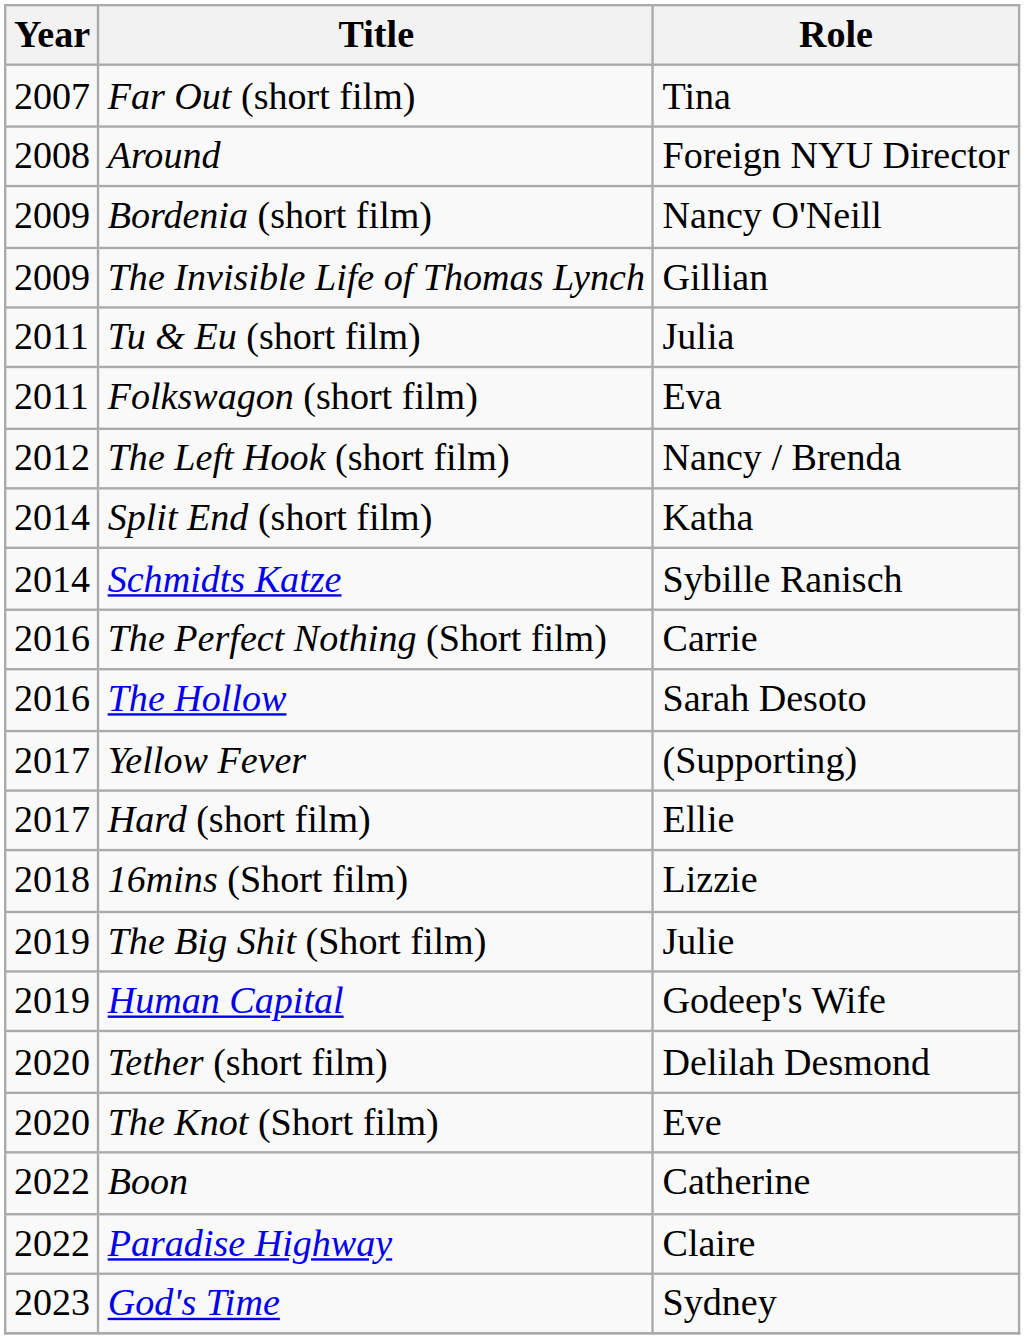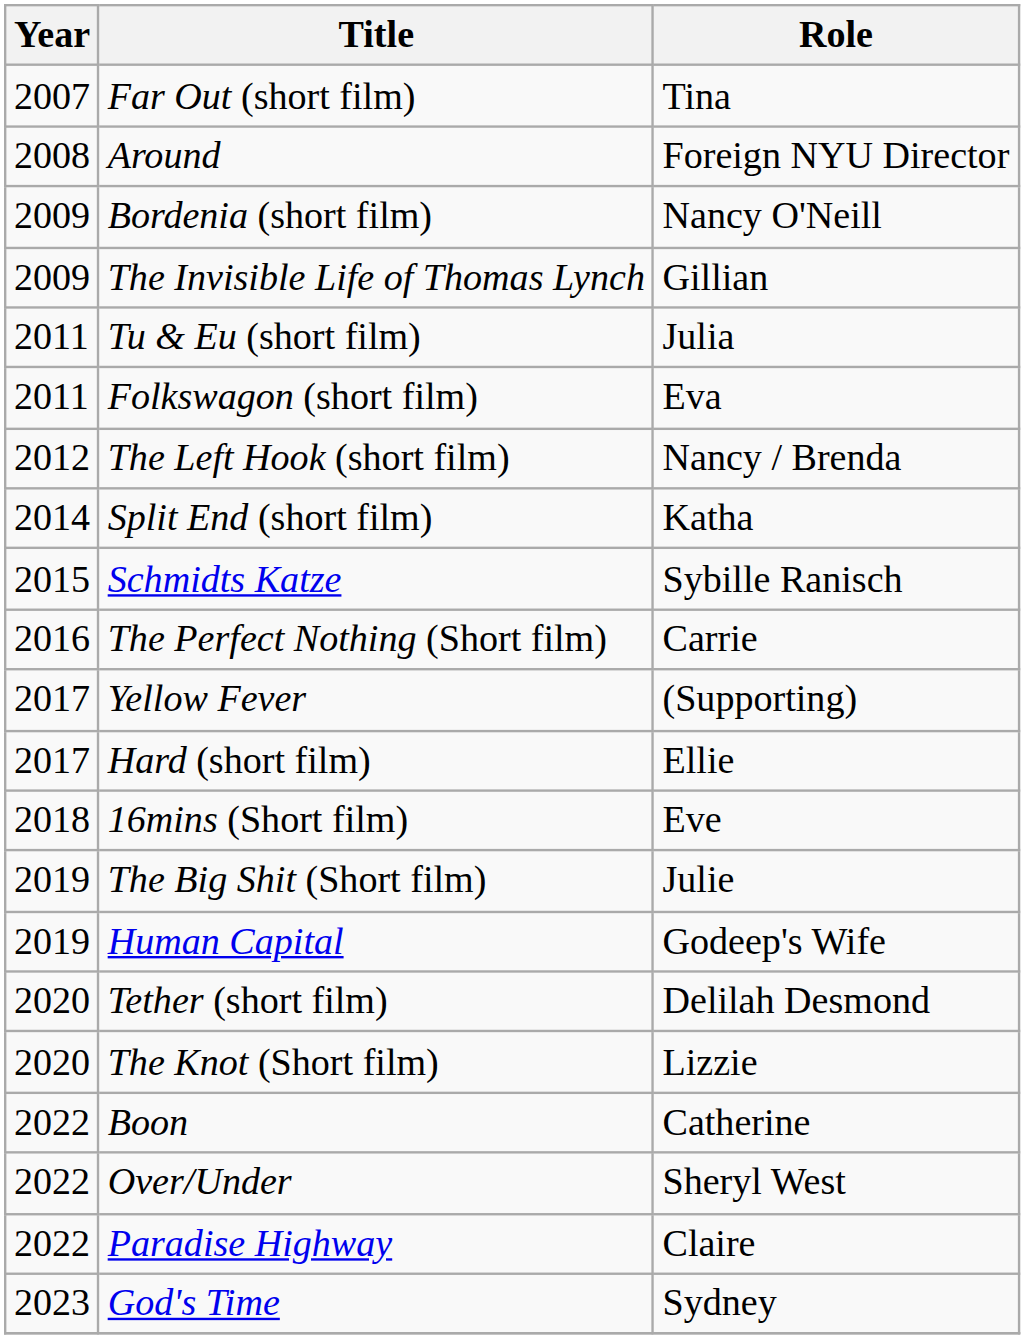(52, 578) 2014 -> (52, 578) 2015
- row: (197, 699)
(710, 880) Lizzie -> (692, 819) Eve
(692, 1121) Eve -> (710, 1061) Lizzie
+ row: (200, 1182)
